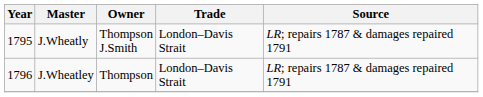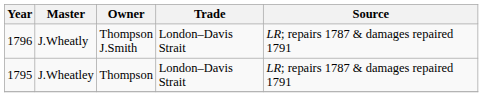(20, 41) 1795 -> (20, 41) 1796
(20, 75) 1796 -> (20, 75) 1795
